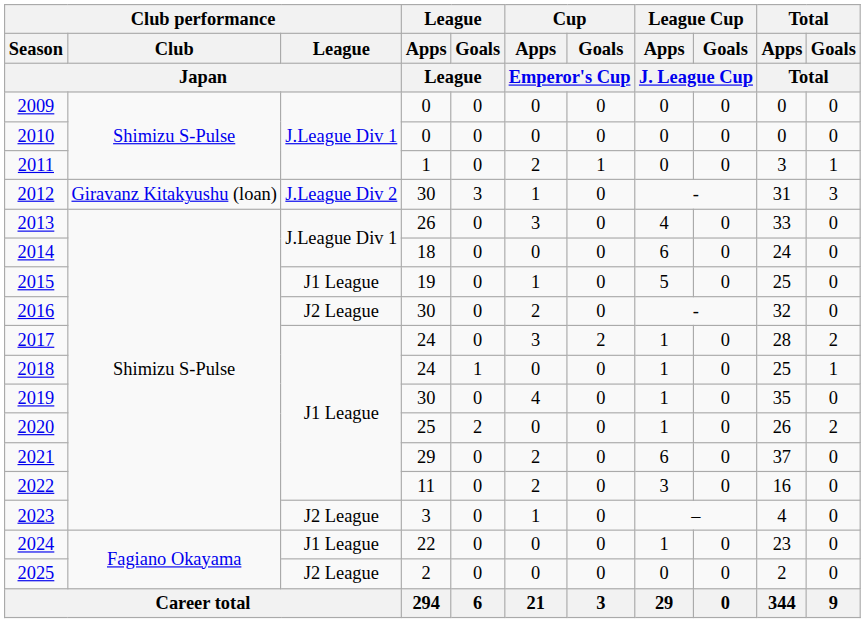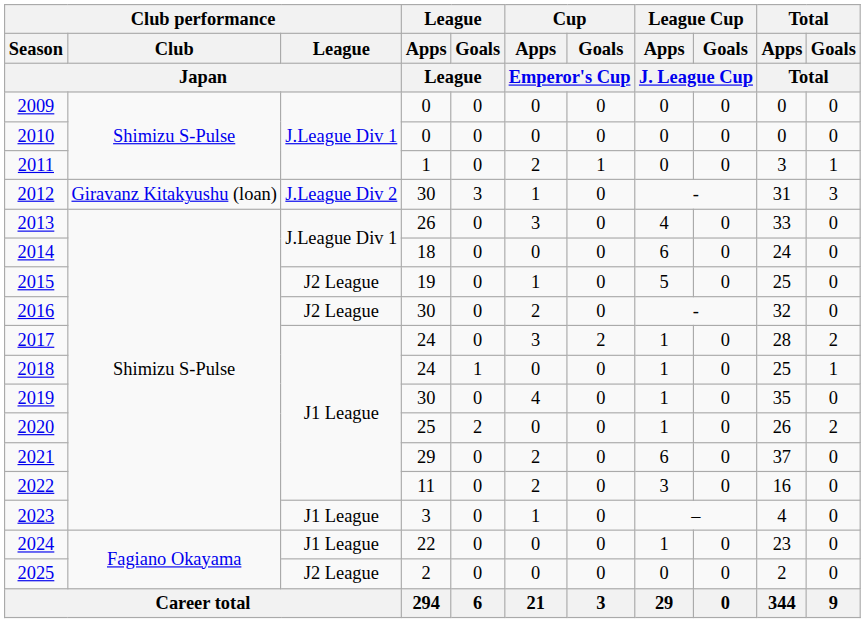(341, 281) J1 League -> (341, 281) J2 League
(341, 515) J2 League -> (341, 515) J1 League
